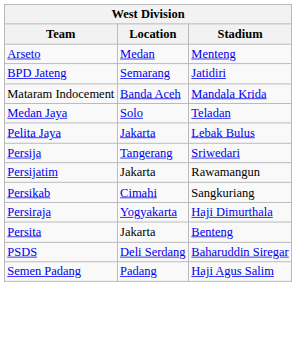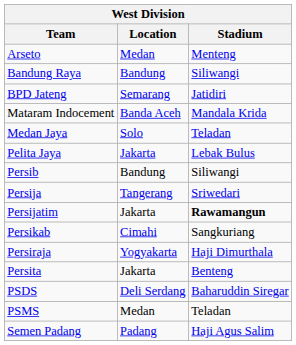+ row: (44, 73)
+ row: (23, 172)
(226, 172) normal -> (228, 212) bold
+ row: (23, 311)
